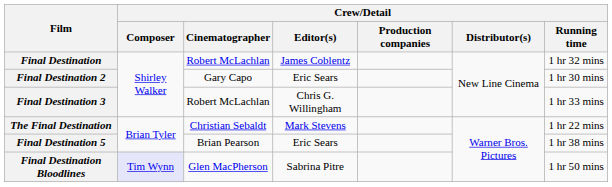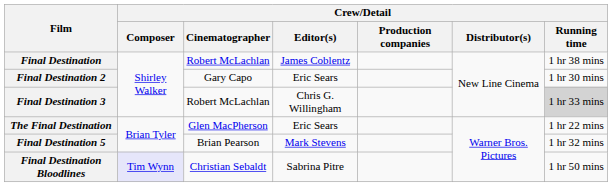(576, 60) 1 hr 32 mins -> (576, 60) 1 hr 38 mins
(576, 101) no background -> (576, 101) lightgrey background
(228, 125) Christian Sebaldt -> (228, 125) Glen MacPherson
(315, 125) Mark Stevens -> (315, 125) Eric Sears
(315, 143) Eric Sears -> (315, 143) Mark Stevens
(576, 143) 1 hr 38 mins -> (576, 143) 1 hr 32 mins
(228, 166) Glen MacPherson -> (228, 166) Christian Sebaldt
